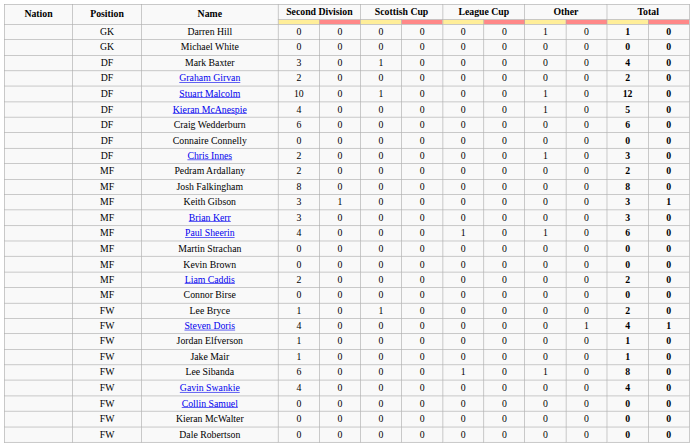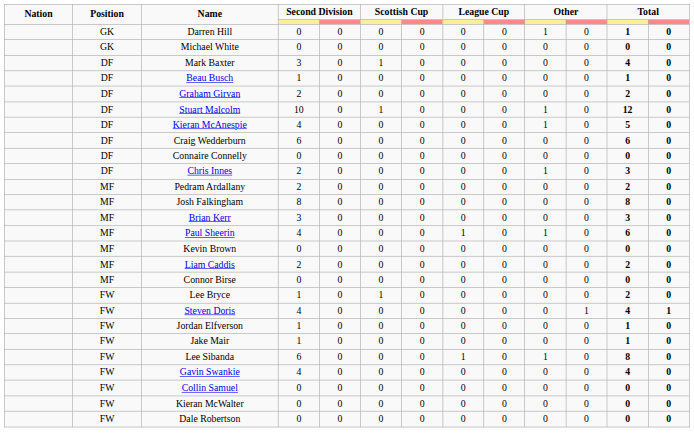+ row: (210, 78)
- row: (210, 202)
- row: (210, 248)
